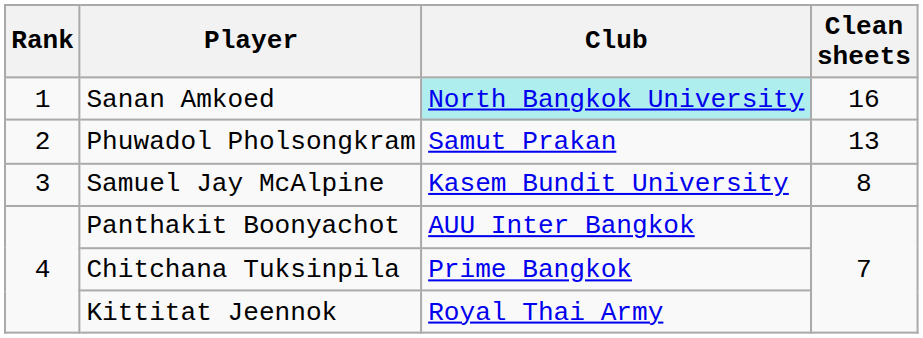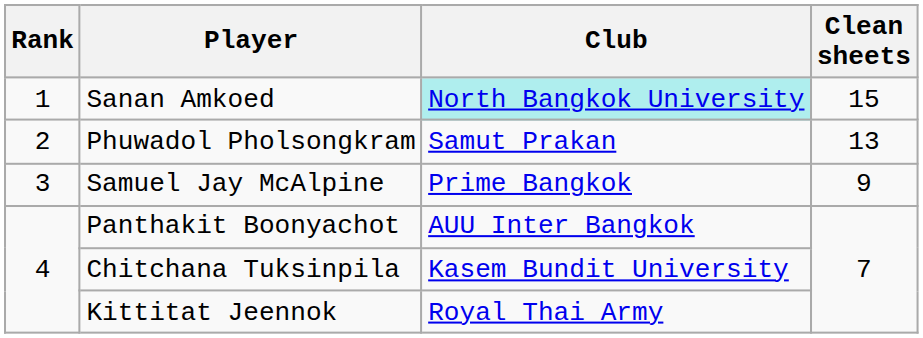(864, 99) 16 -> (864, 99) 15
(608, 184) Kasem Bundit University -> (530, 184) Prime Bangkok
(864, 184) 8 -> (864, 184) 9
(530, 269) Prime Bangkok -> (608, 269) Kasem Bundit University
